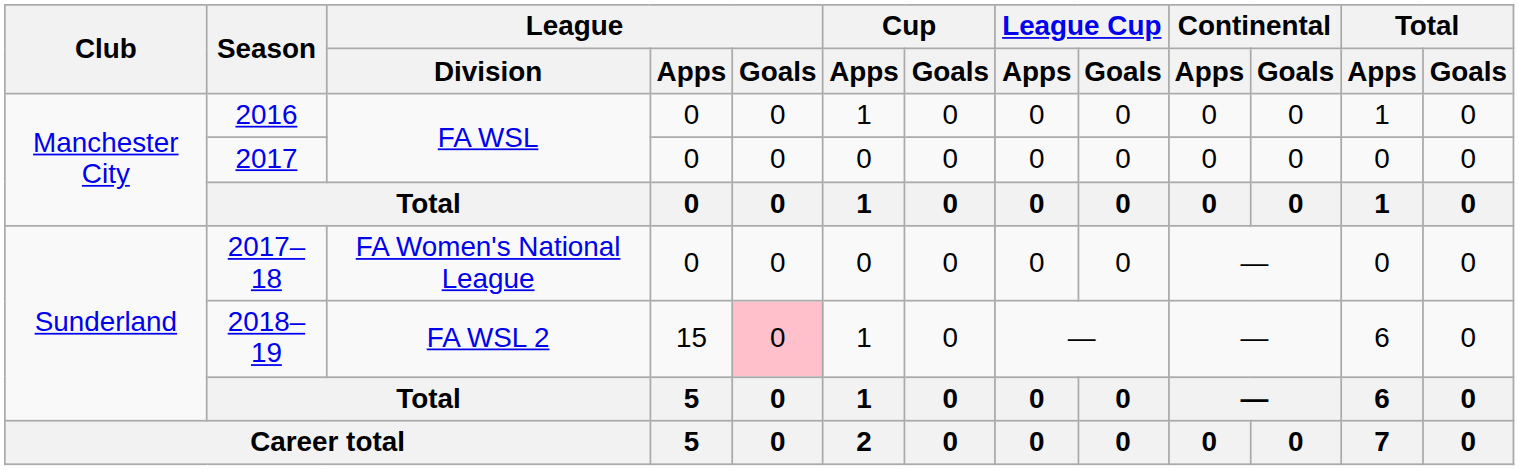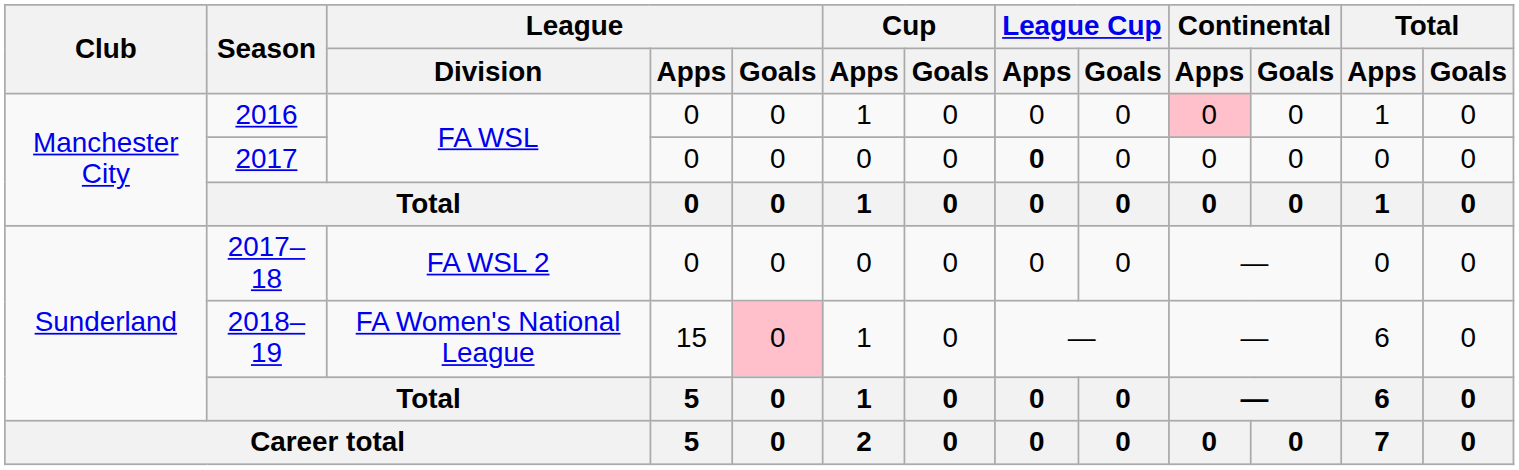(1209, 114) no background -> (1209, 114) pink background
(1037, 159) normal -> (1037, 159) bold
(488, 262) FA Women's National League -> (488, 262) FA WSL 2
(488, 338) FA WSL 2 -> (488, 338) FA Women's National League
